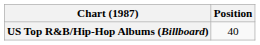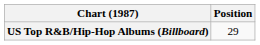(233, 31) 40 -> (233, 31) 29
